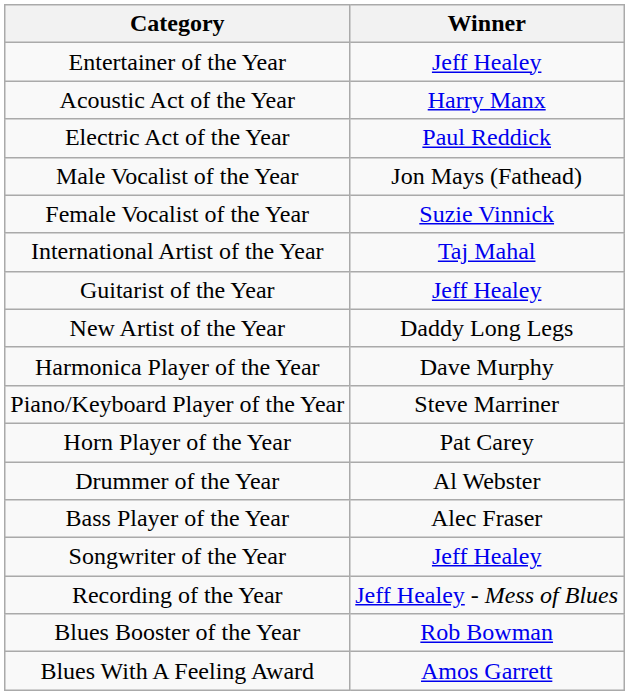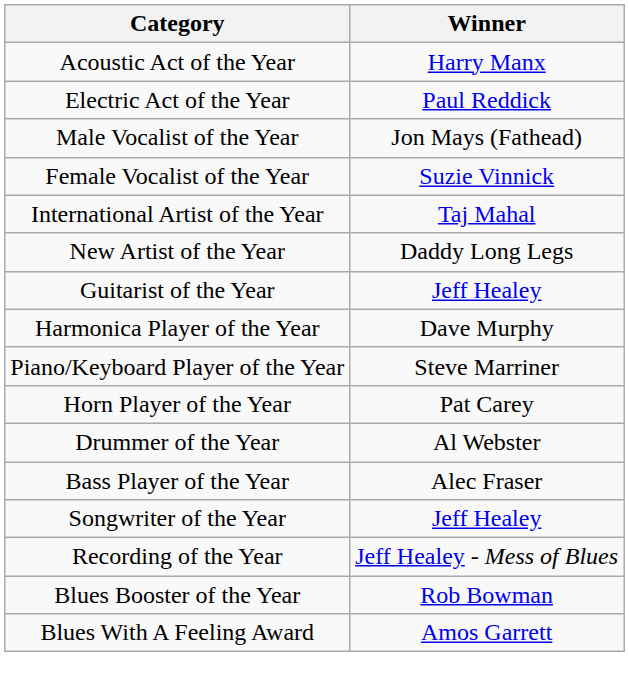- row: (177, 61)
rows swapped: (177, 328) <-> (177, 289)
